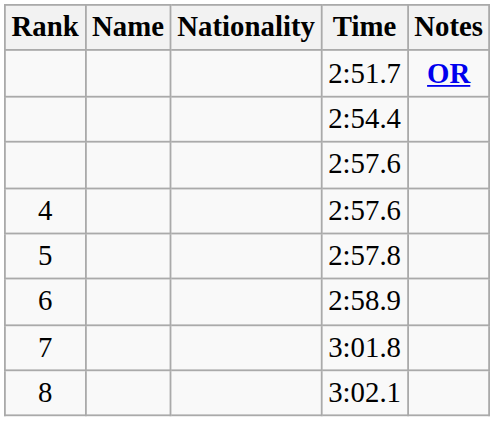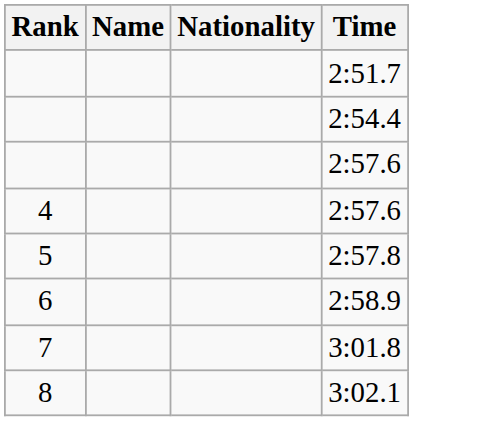- column: (449, 27)
